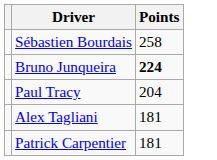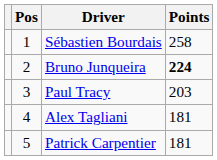+ column: (26, 17)
(150, 92) 204 -> (180, 92) 203
